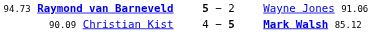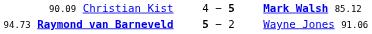rows swapped: (89, 8) <-> (111, 24)
